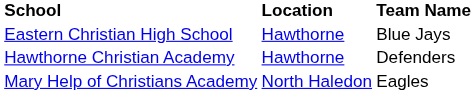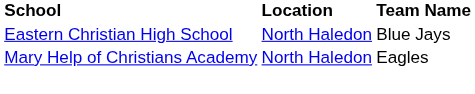(303, 34) Hawthorne -> (317, 34) North Haledon
- row: (119, 57)
